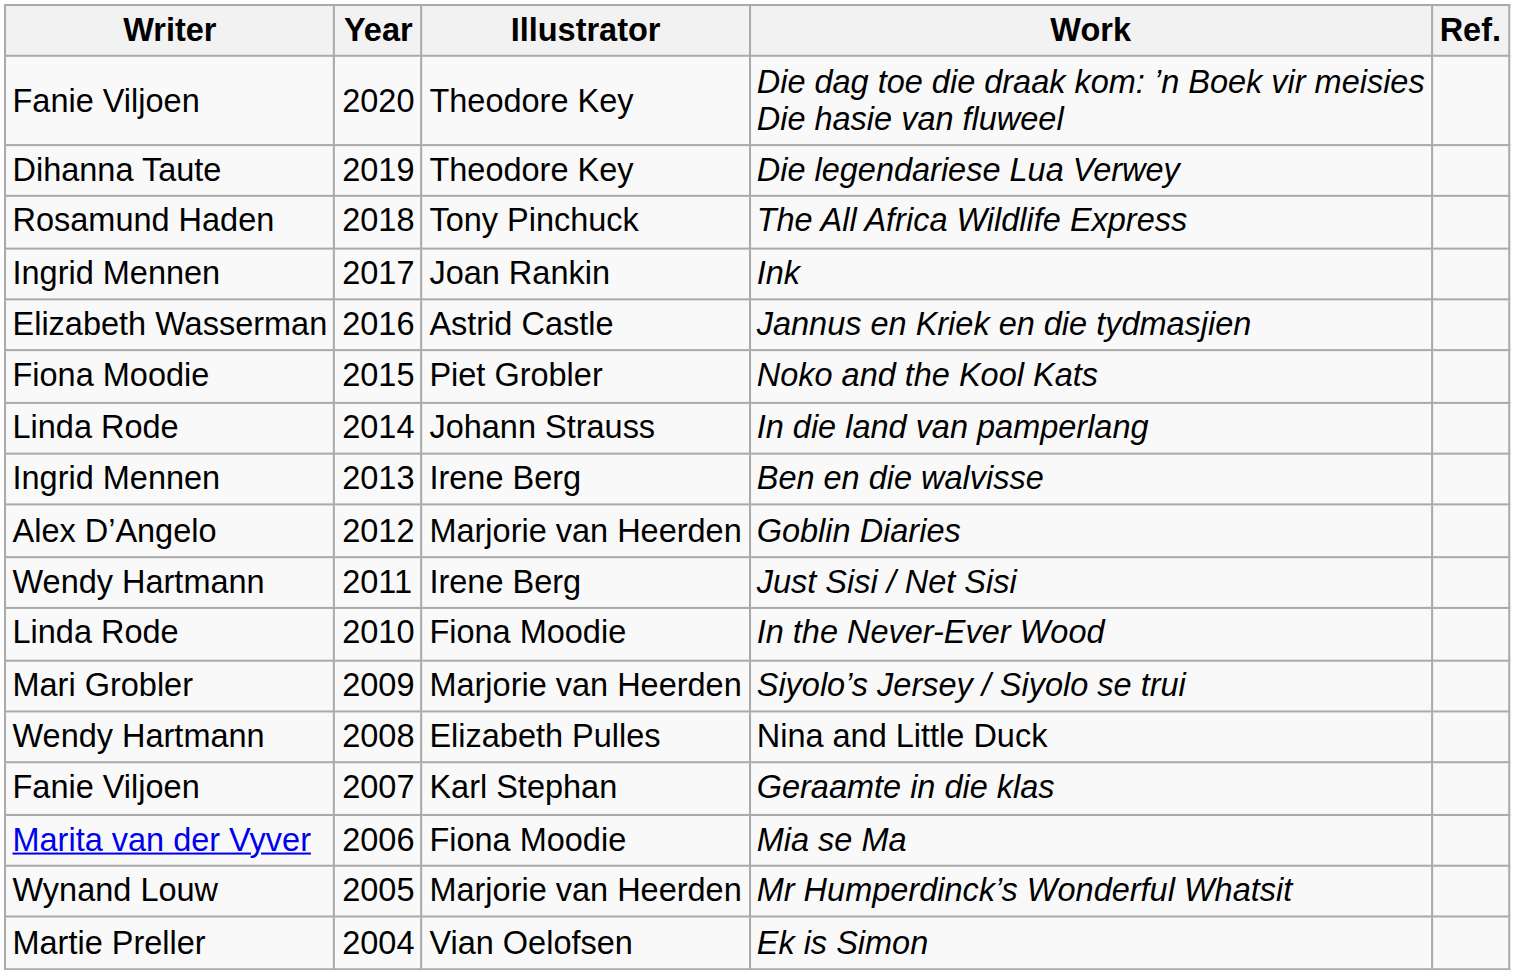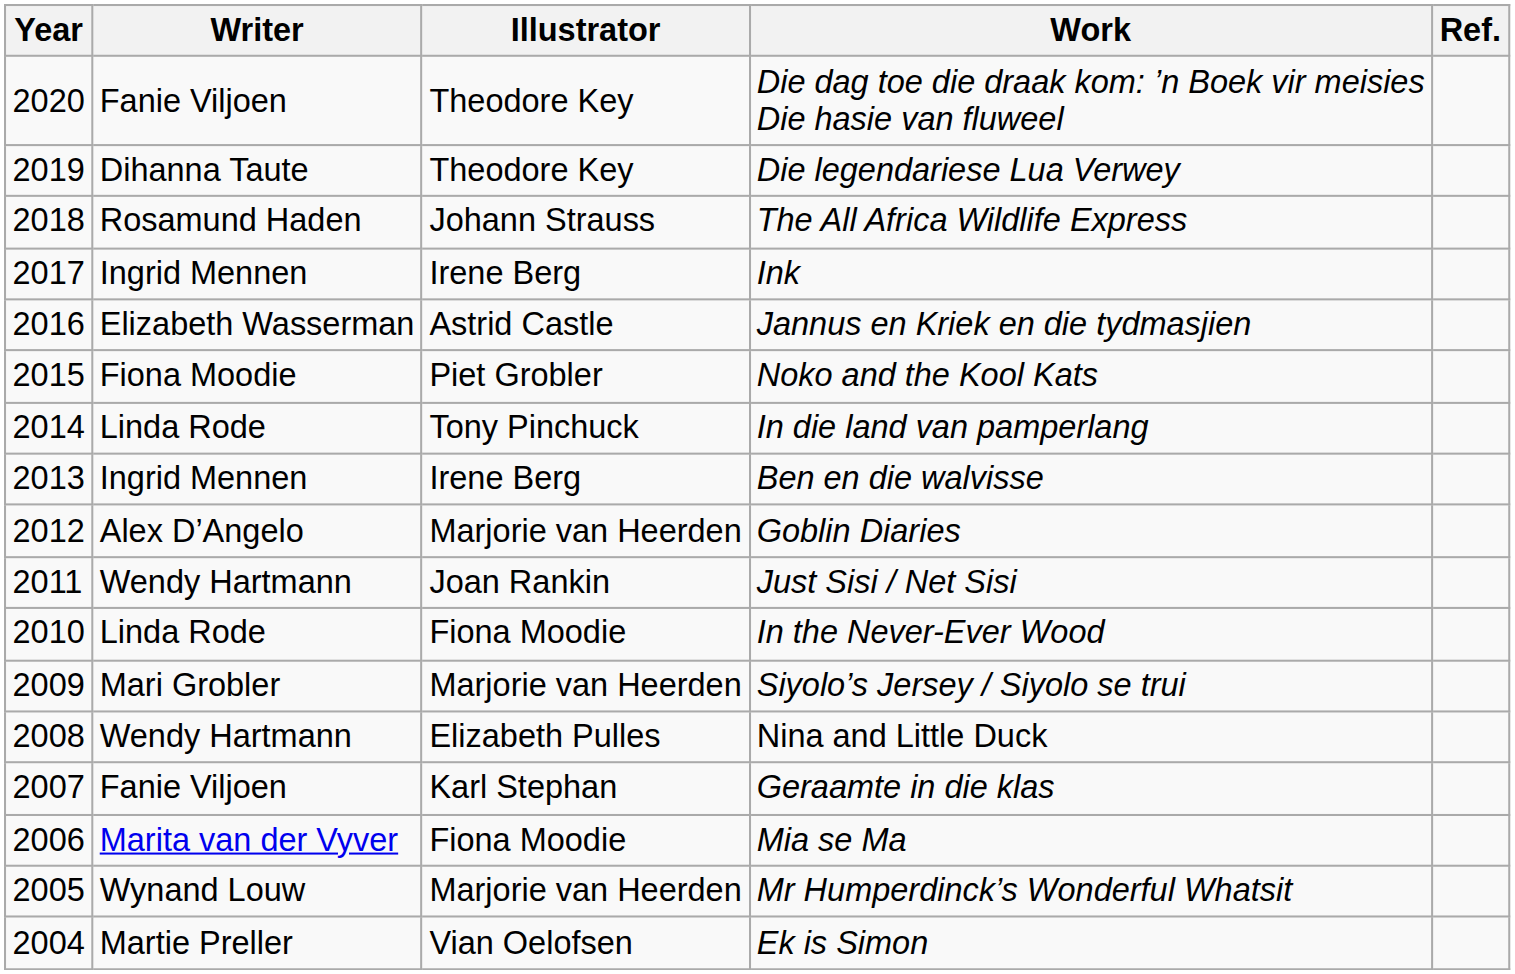columns swapped: (378, 30) <-> (170, 30)
(534, 221) Tony Pinchuck -> (542, 221) Johann Strauss
(520, 272) Joan Rankin -> (505, 272) Irene Berg
(542, 427) Johann Strauss -> (534, 427) Tony Pinchuck
(505, 581) Irene Berg -> (520, 581) Joan Rankin
